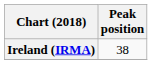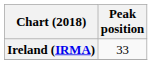(123, 49) 38 -> (123, 49) 33
